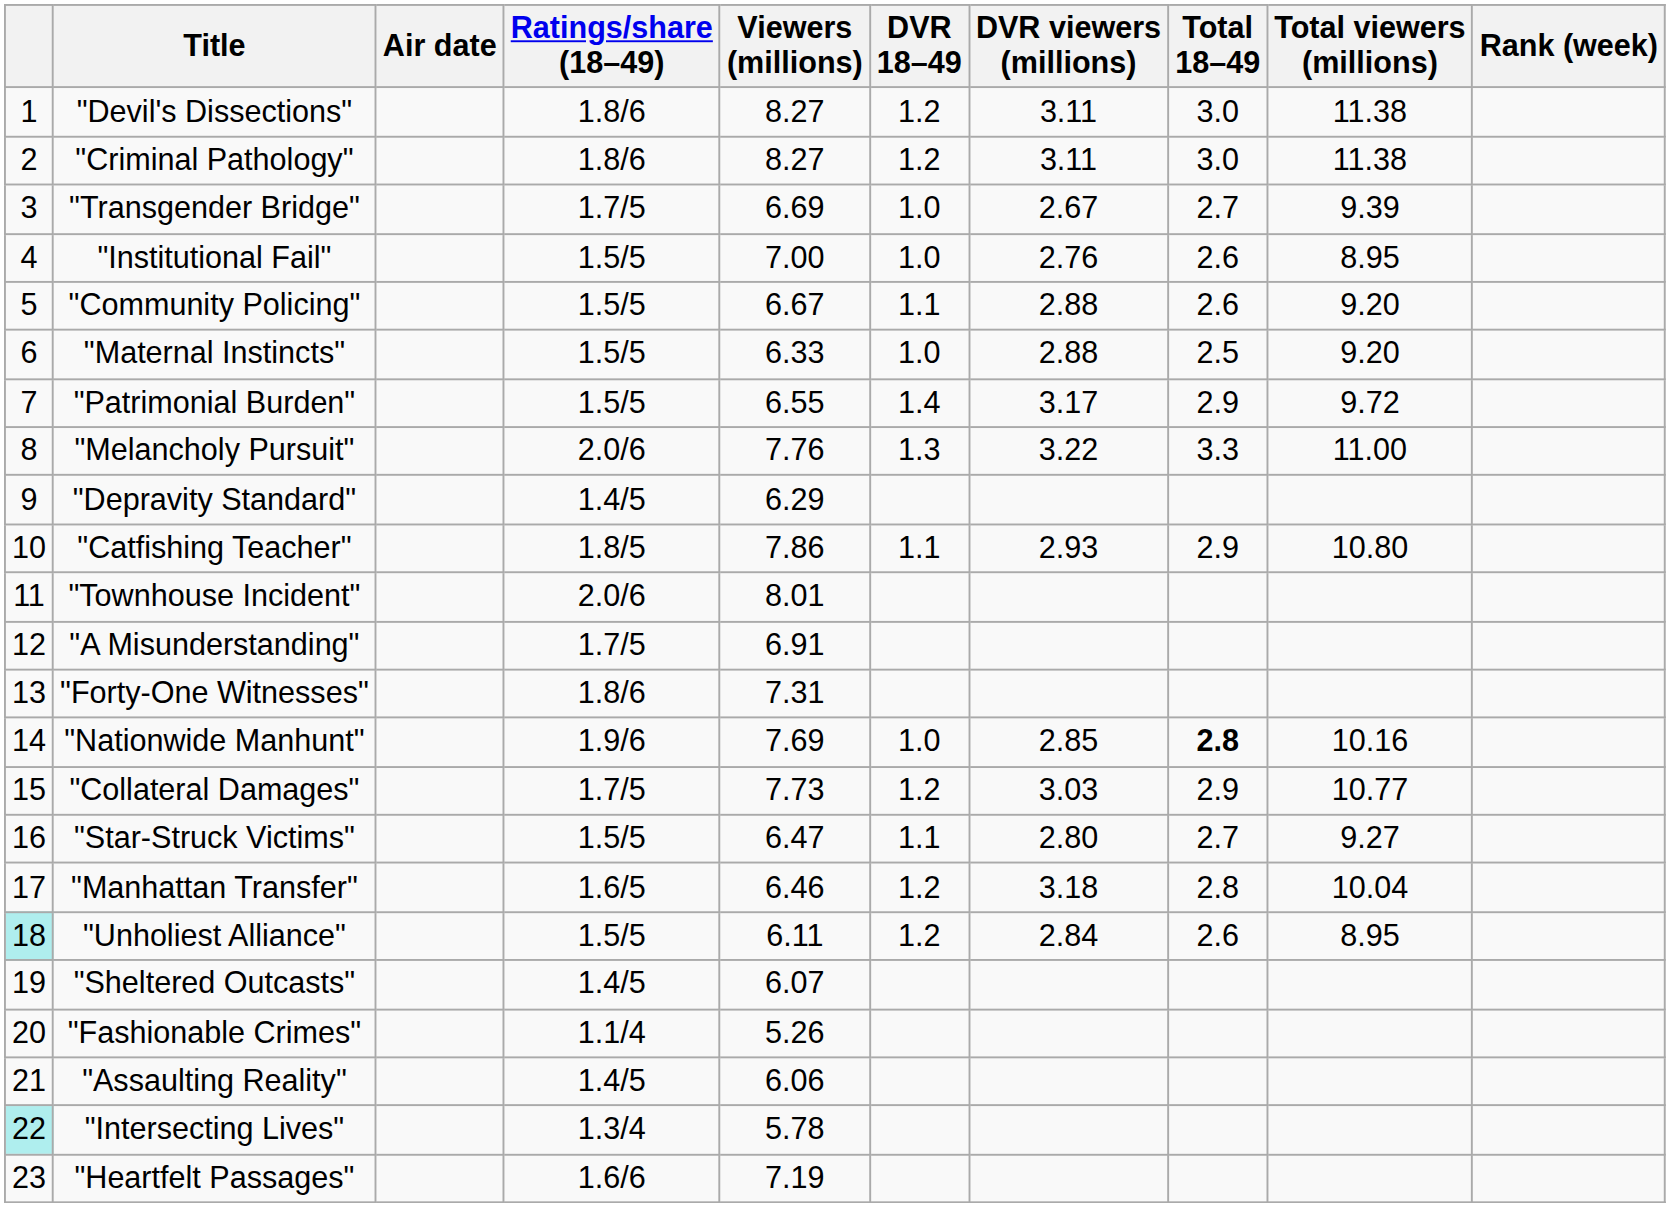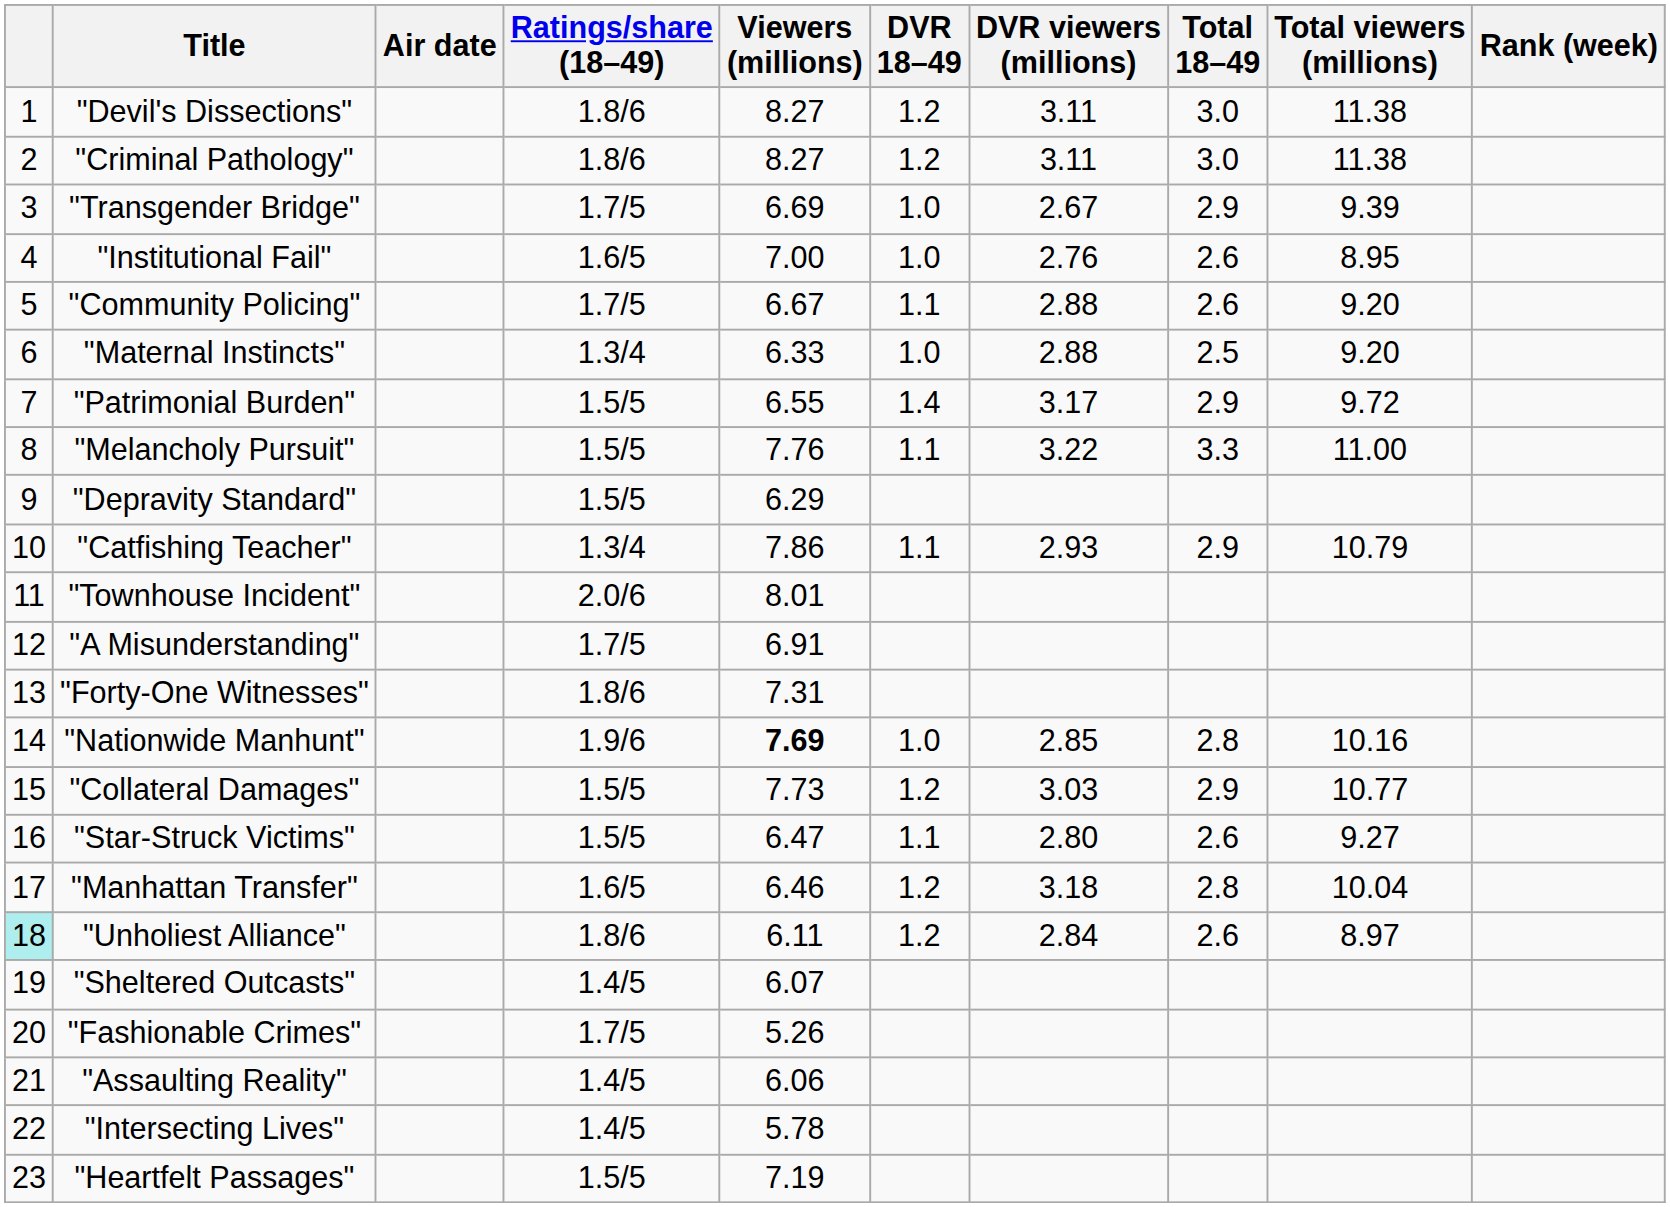(1218, 208) 2.7 -> (1218, 208) 2.9
(612, 256) 1.5/5 -> (612, 256) 1.6/5
(612, 305) 1.5/5 -> (612, 305) 1.7/5
(612, 353) 1.5/5 -> (612, 353) 1.3/4
(612, 450) 2.0/6 -> (612, 450) 1.5/5
(919, 450) 1.3 -> (919, 450) 1.1
(612, 499) 1.4/5 -> (612, 499) 1.5/5
(612, 547) 1.8/5 -> (612, 547) 1.3/4
(1370, 547) 10.80 -> (1370, 547) 10.79
(795, 741) normal -> (795, 741) bold
(1218, 741) bold -> (1218, 741) normal
(612, 790) 1.7/5 -> (612, 790) 1.5/5
(1218, 838) 2.7 -> (1218, 838) 2.6
(612, 935) 1.5/5 -> (612, 935) 1.8/6
(1370, 935) 8.95 -> (1370, 935) 8.97
(612, 1032) 1.1/4 -> (612, 1032) 1.7/5
(29, 1129) paleturquoise background -> (29, 1129) no background
(612, 1129) 1.3/4 -> (612, 1129) 1.4/5
(612, 1177) 1.6/6 -> (612, 1177) 1.5/5
